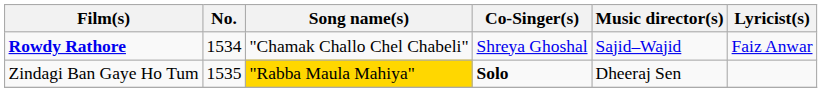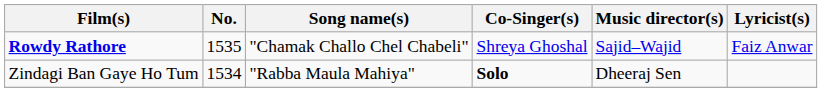(224, 45) 1534 -> (224, 45) 1535
(224, 73) 1535 -> (224, 73) 1534
(332, 73) gold background -> (332, 73) no background
